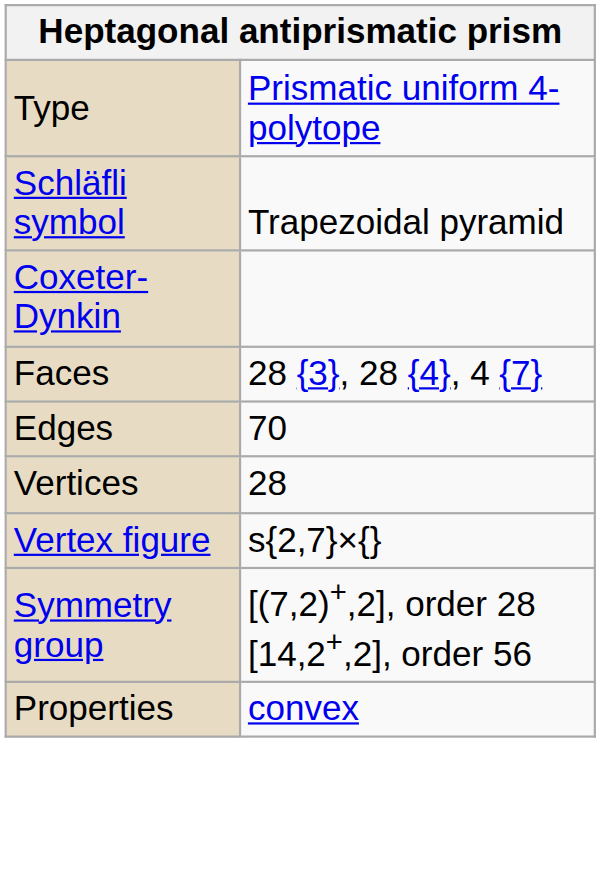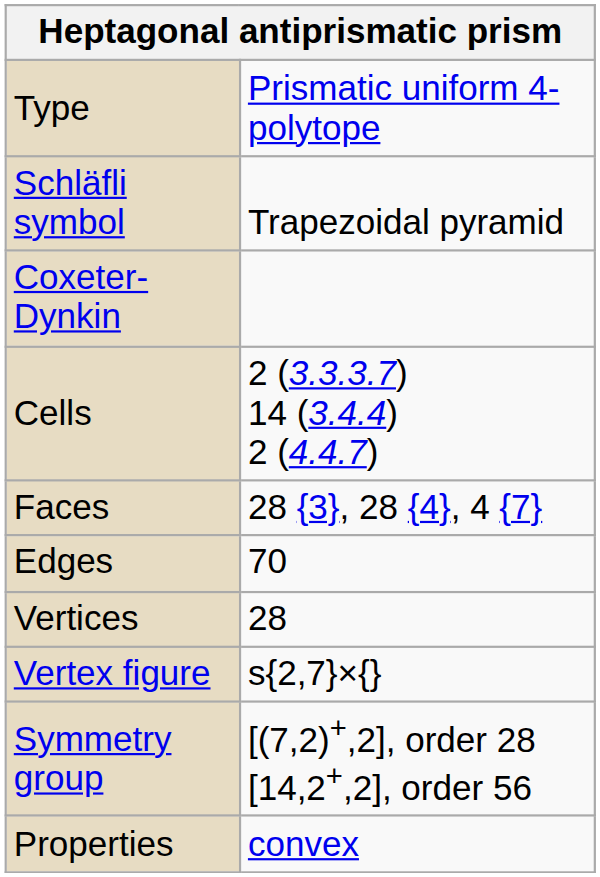+ row: (53, 412)
